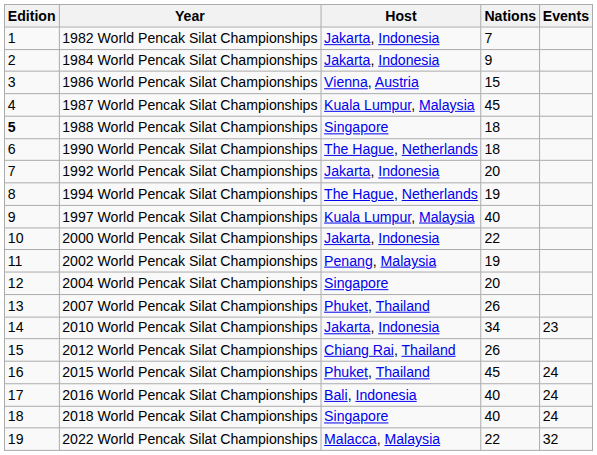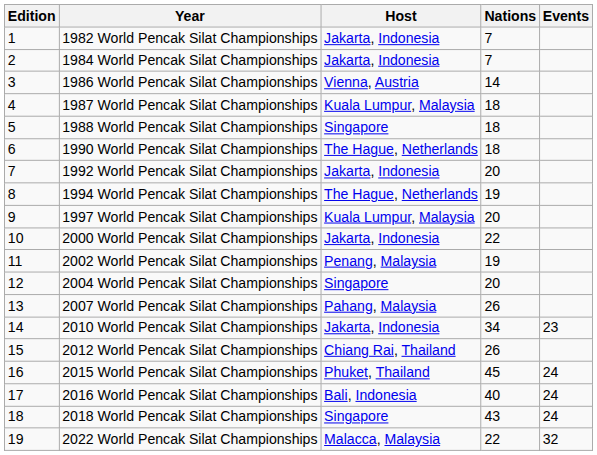(488, 61) 9 -> (488, 61) 7
(492, 83) 15 -> (492, 83) 14
(492, 105) 45 -> (492, 105) 18
(12, 128) bold -> (12, 128) normal
(492, 217) 40 -> (492, 217) 20
(377, 306) Phuket, Thailand -> (380, 306) Pahang, Malaysia
(492, 417) 40 -> (492, 417) 43
